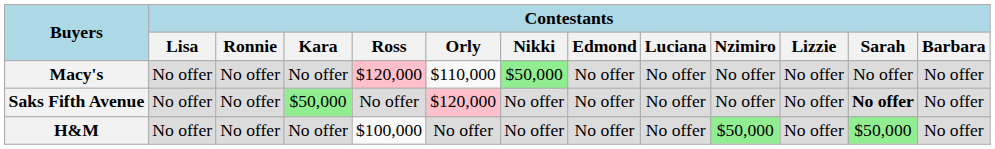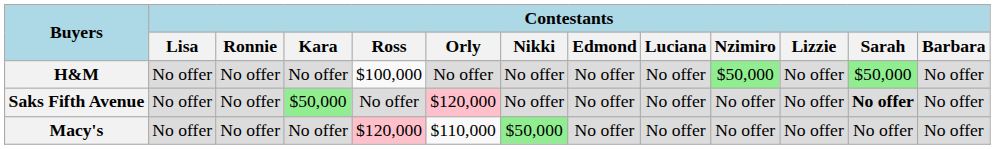rows swapped: (76, 74) <-> (76, 130)
